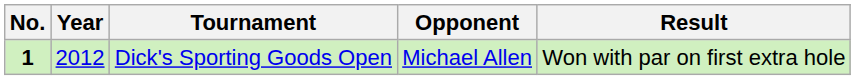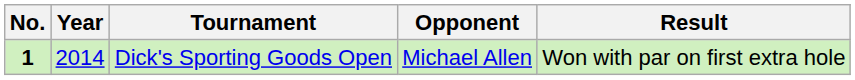(80, 57) 2012 -> (80, 57) 2014
